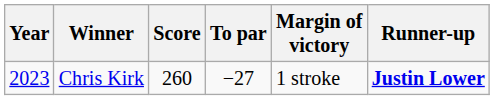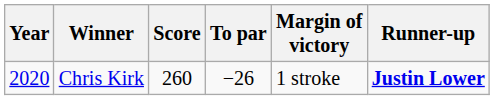(29, 78) 2023 -> (29, 78) 2020
(238, 78) −27 -> (238, 78) −26
